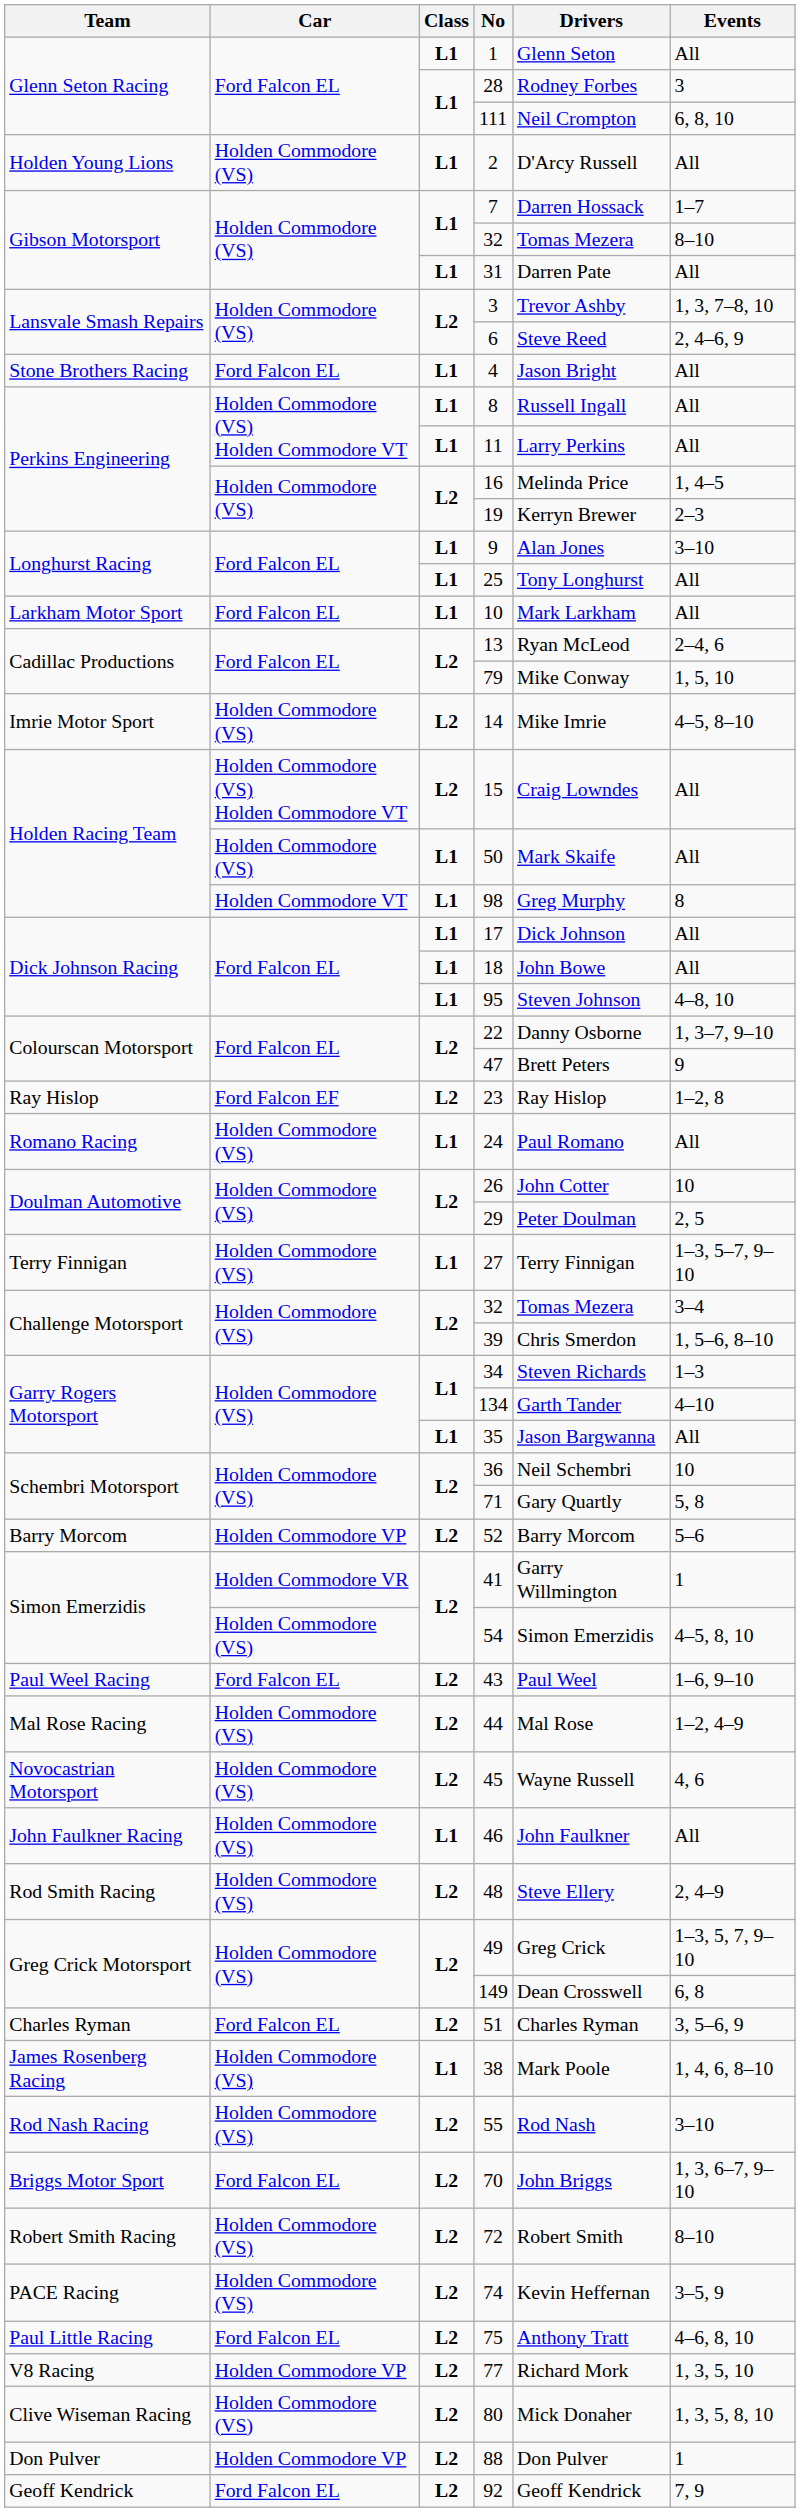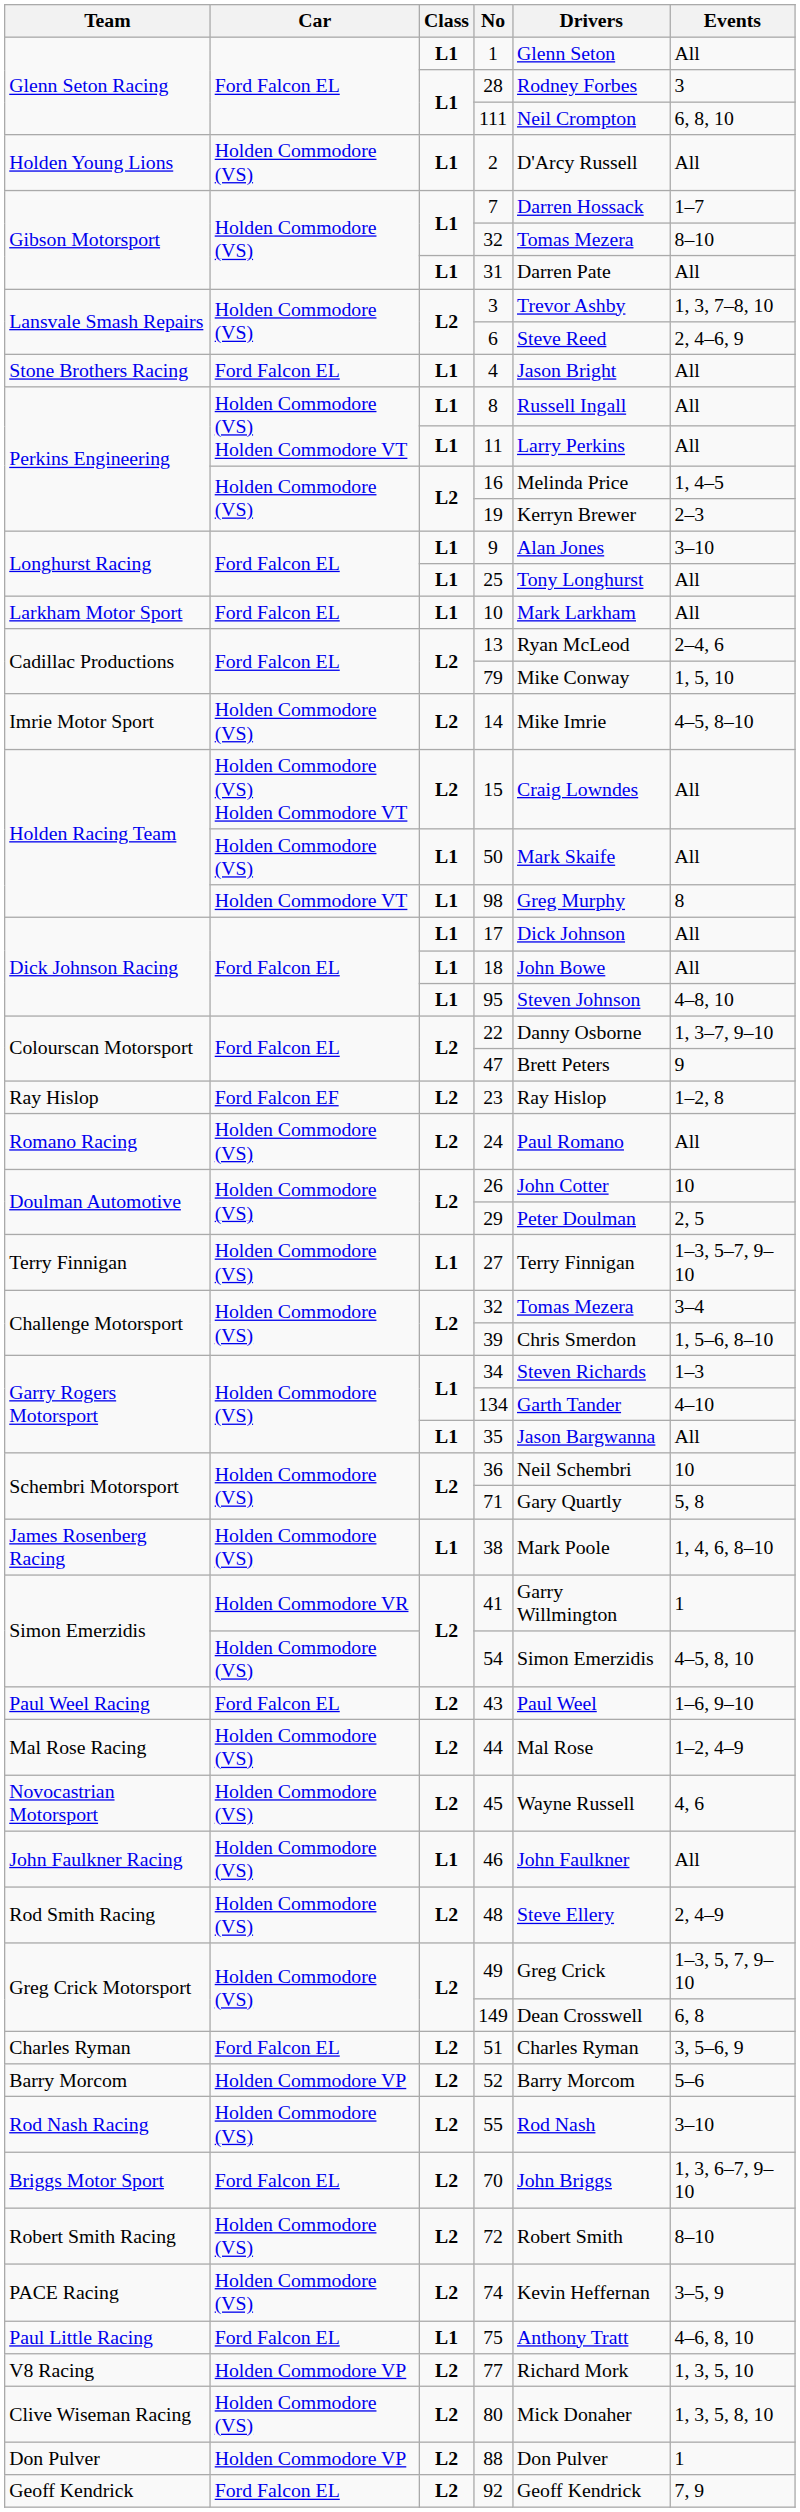(447, 1141) L1 -> (447, 1141) L2
rows swapped: (78, 2068) <-> (68, 1534)
(447, 2336) L2 -> (447, 2336) L1
